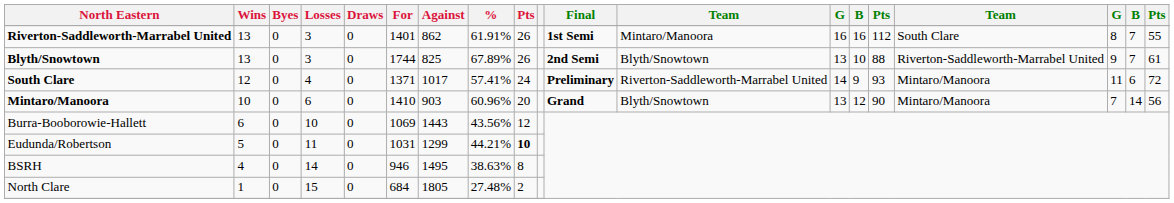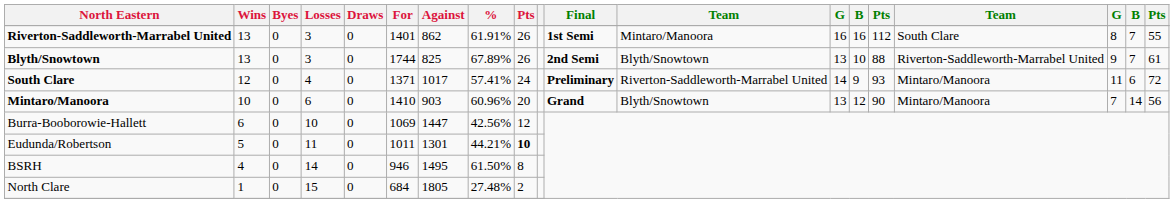(435, 122) 1443 -> (435, 122) 1447
(491, 122) 43.56% -> (491, 122) 42.56%
(403, 144) 1031 -> (402, 144) 1011
(435, 144) 1299 -> (435, 144) 1301
(491, 165) 38.63% -> (491, 165) 61.50%
